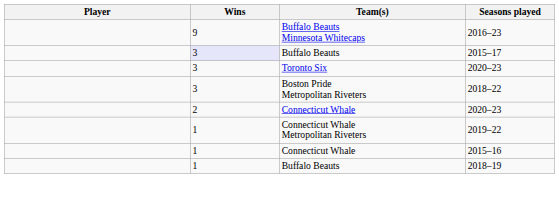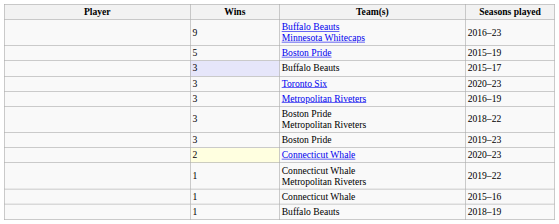+ row: (307, 53)
+ row: (324, 99)
+ row: (307, 140)
(195, 109) no background -> (195, 155) lightyellow background
